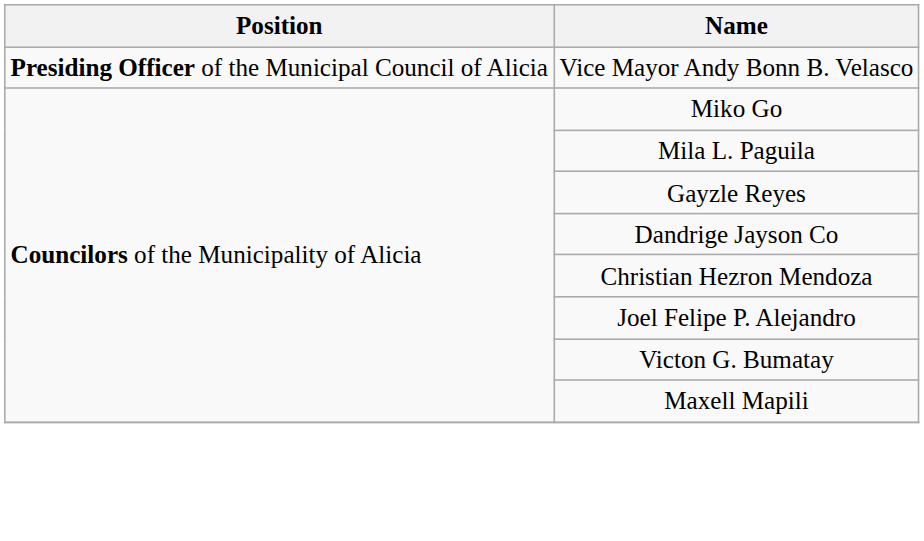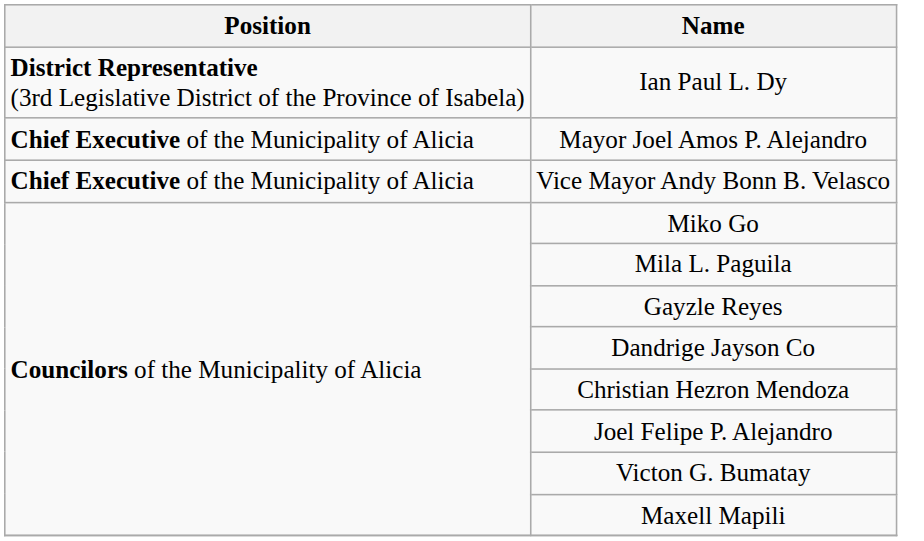+ row: (713, 82)
+ row: (713, 139)
(279, 67) Presiding Officer of the Municipal Council of Alicia -> (242, 181) Chief Executive of the Municipality of Alicia
